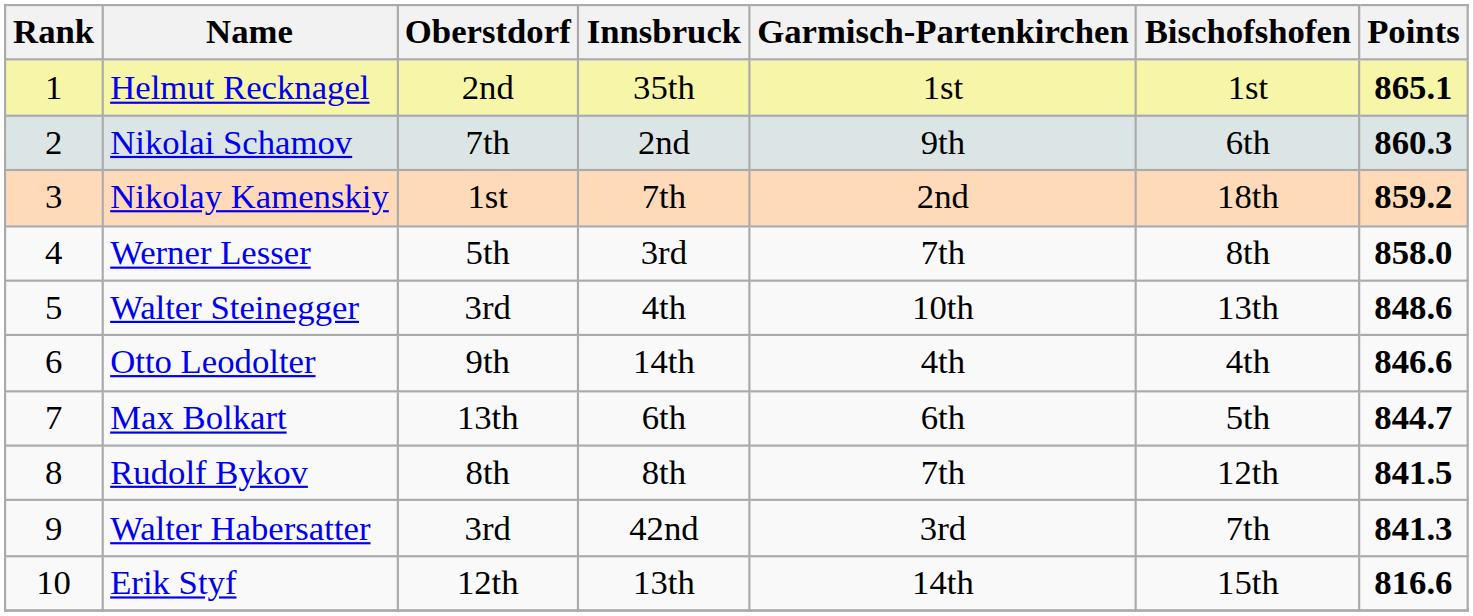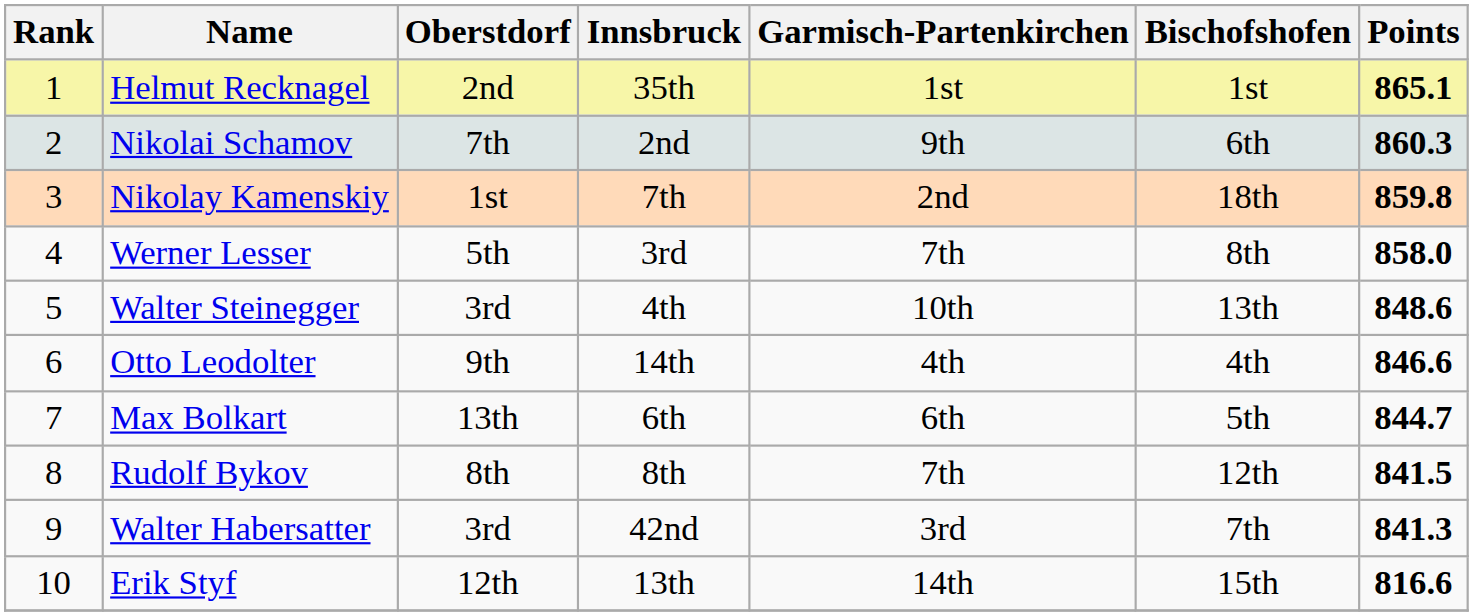(1413, 197) 859.2 -> (1413, 197) 859.8
